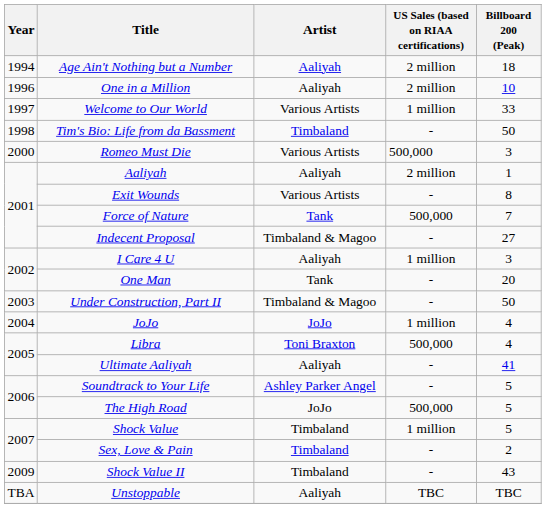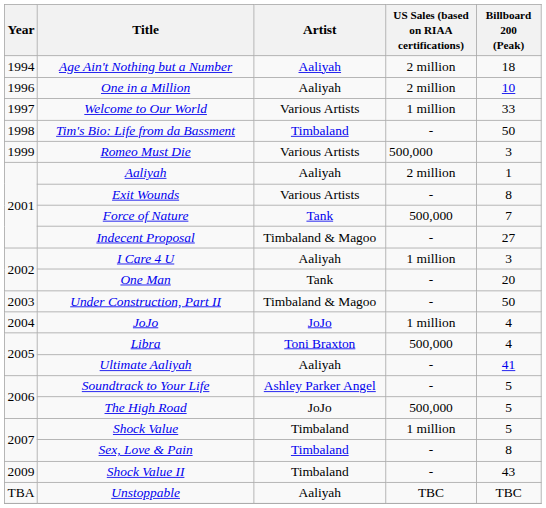(21, 151) 2000 -> (21, 151) 1999
(509, 450) 2 -> (509, 450) 8
